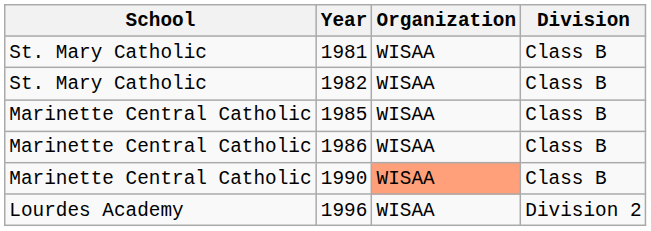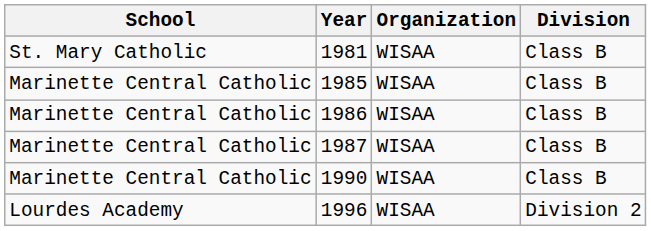- row: (344, 84)
+ row: (344, 147)
(406, 178) lightsalmon background -> (406, 178) no background
